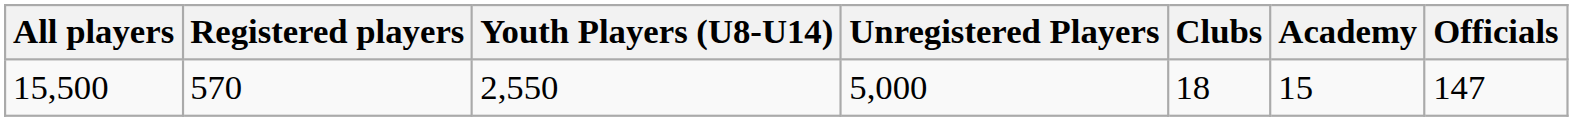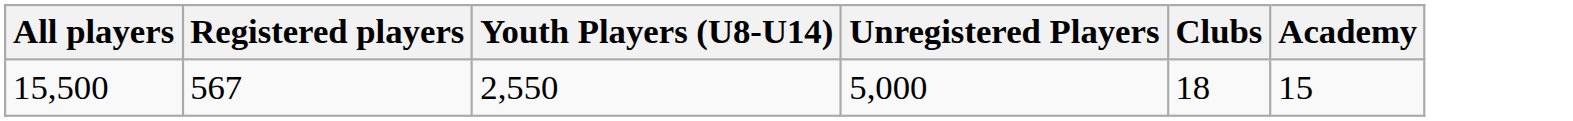- column: (1496, 32)
(216, 87) 570 -> (216, 87) 567
